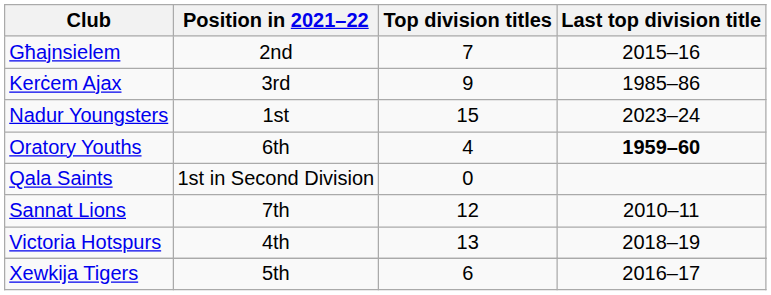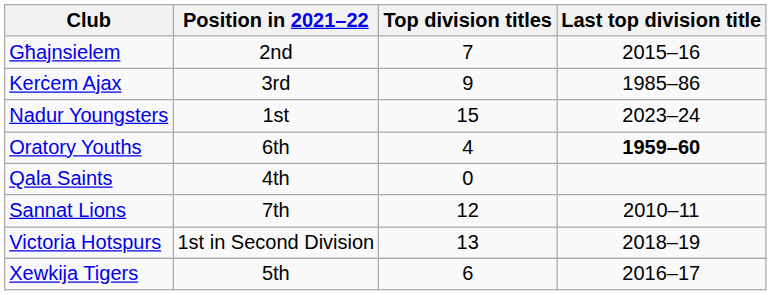(276, 178) 1st in Second Division -> (276, 178) 4th
(276, 242) 4th -> (276, 242) 1st in Second Division
